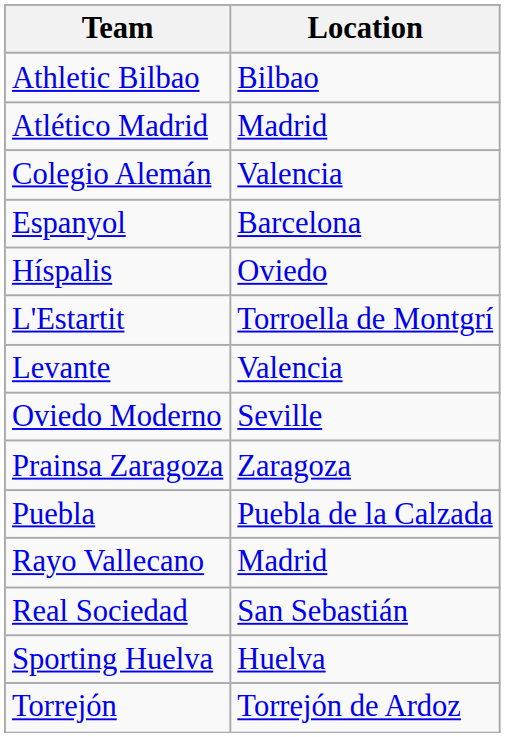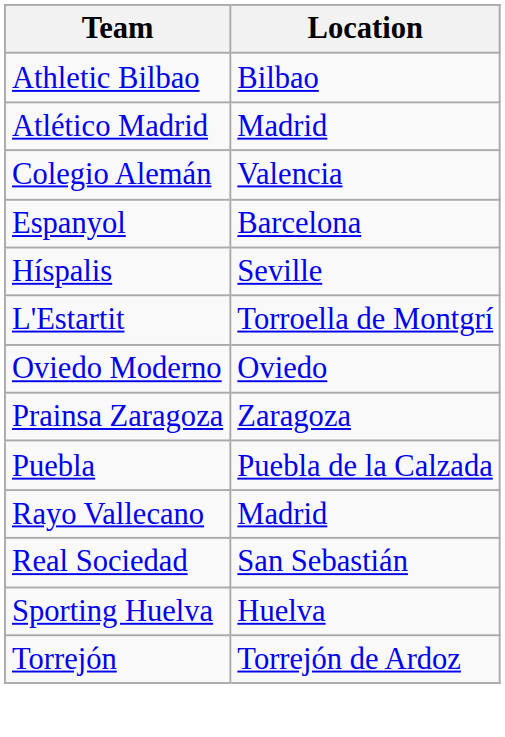(282, 271) Oviedo -> (280, 271) Seville
- row: (61, 367)
(280, 416) Seville -> (282, 367) Oviedo
